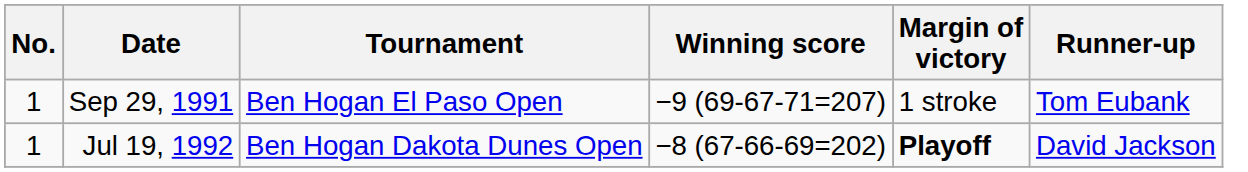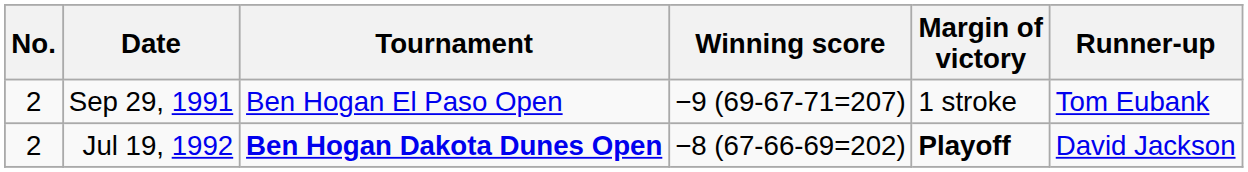(34, 102) 1 -> (34, 102) 2
(34, 146) 1 -> (34, 146) 2
(444, 146) normal -> (454, 146) bold
